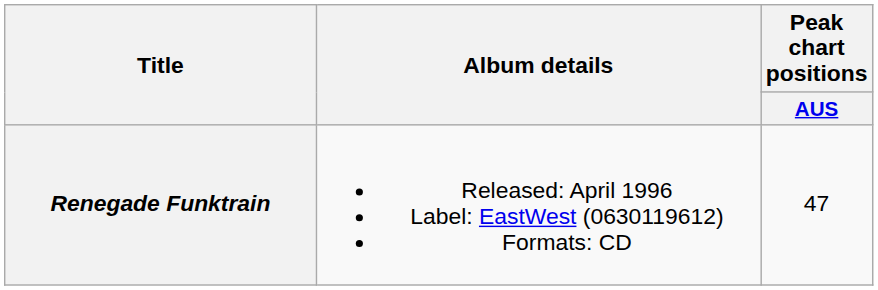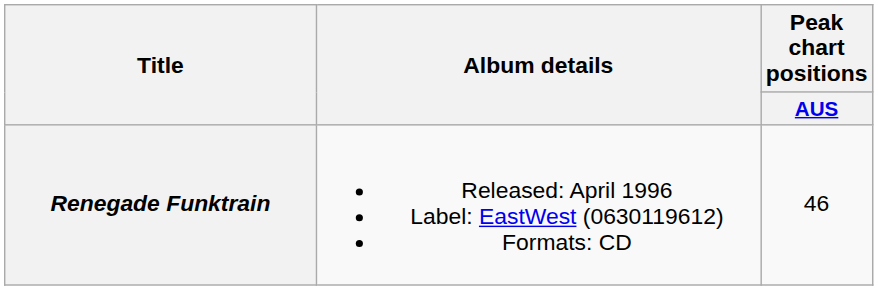(817, 204) 47 -> (817, 204) 46
